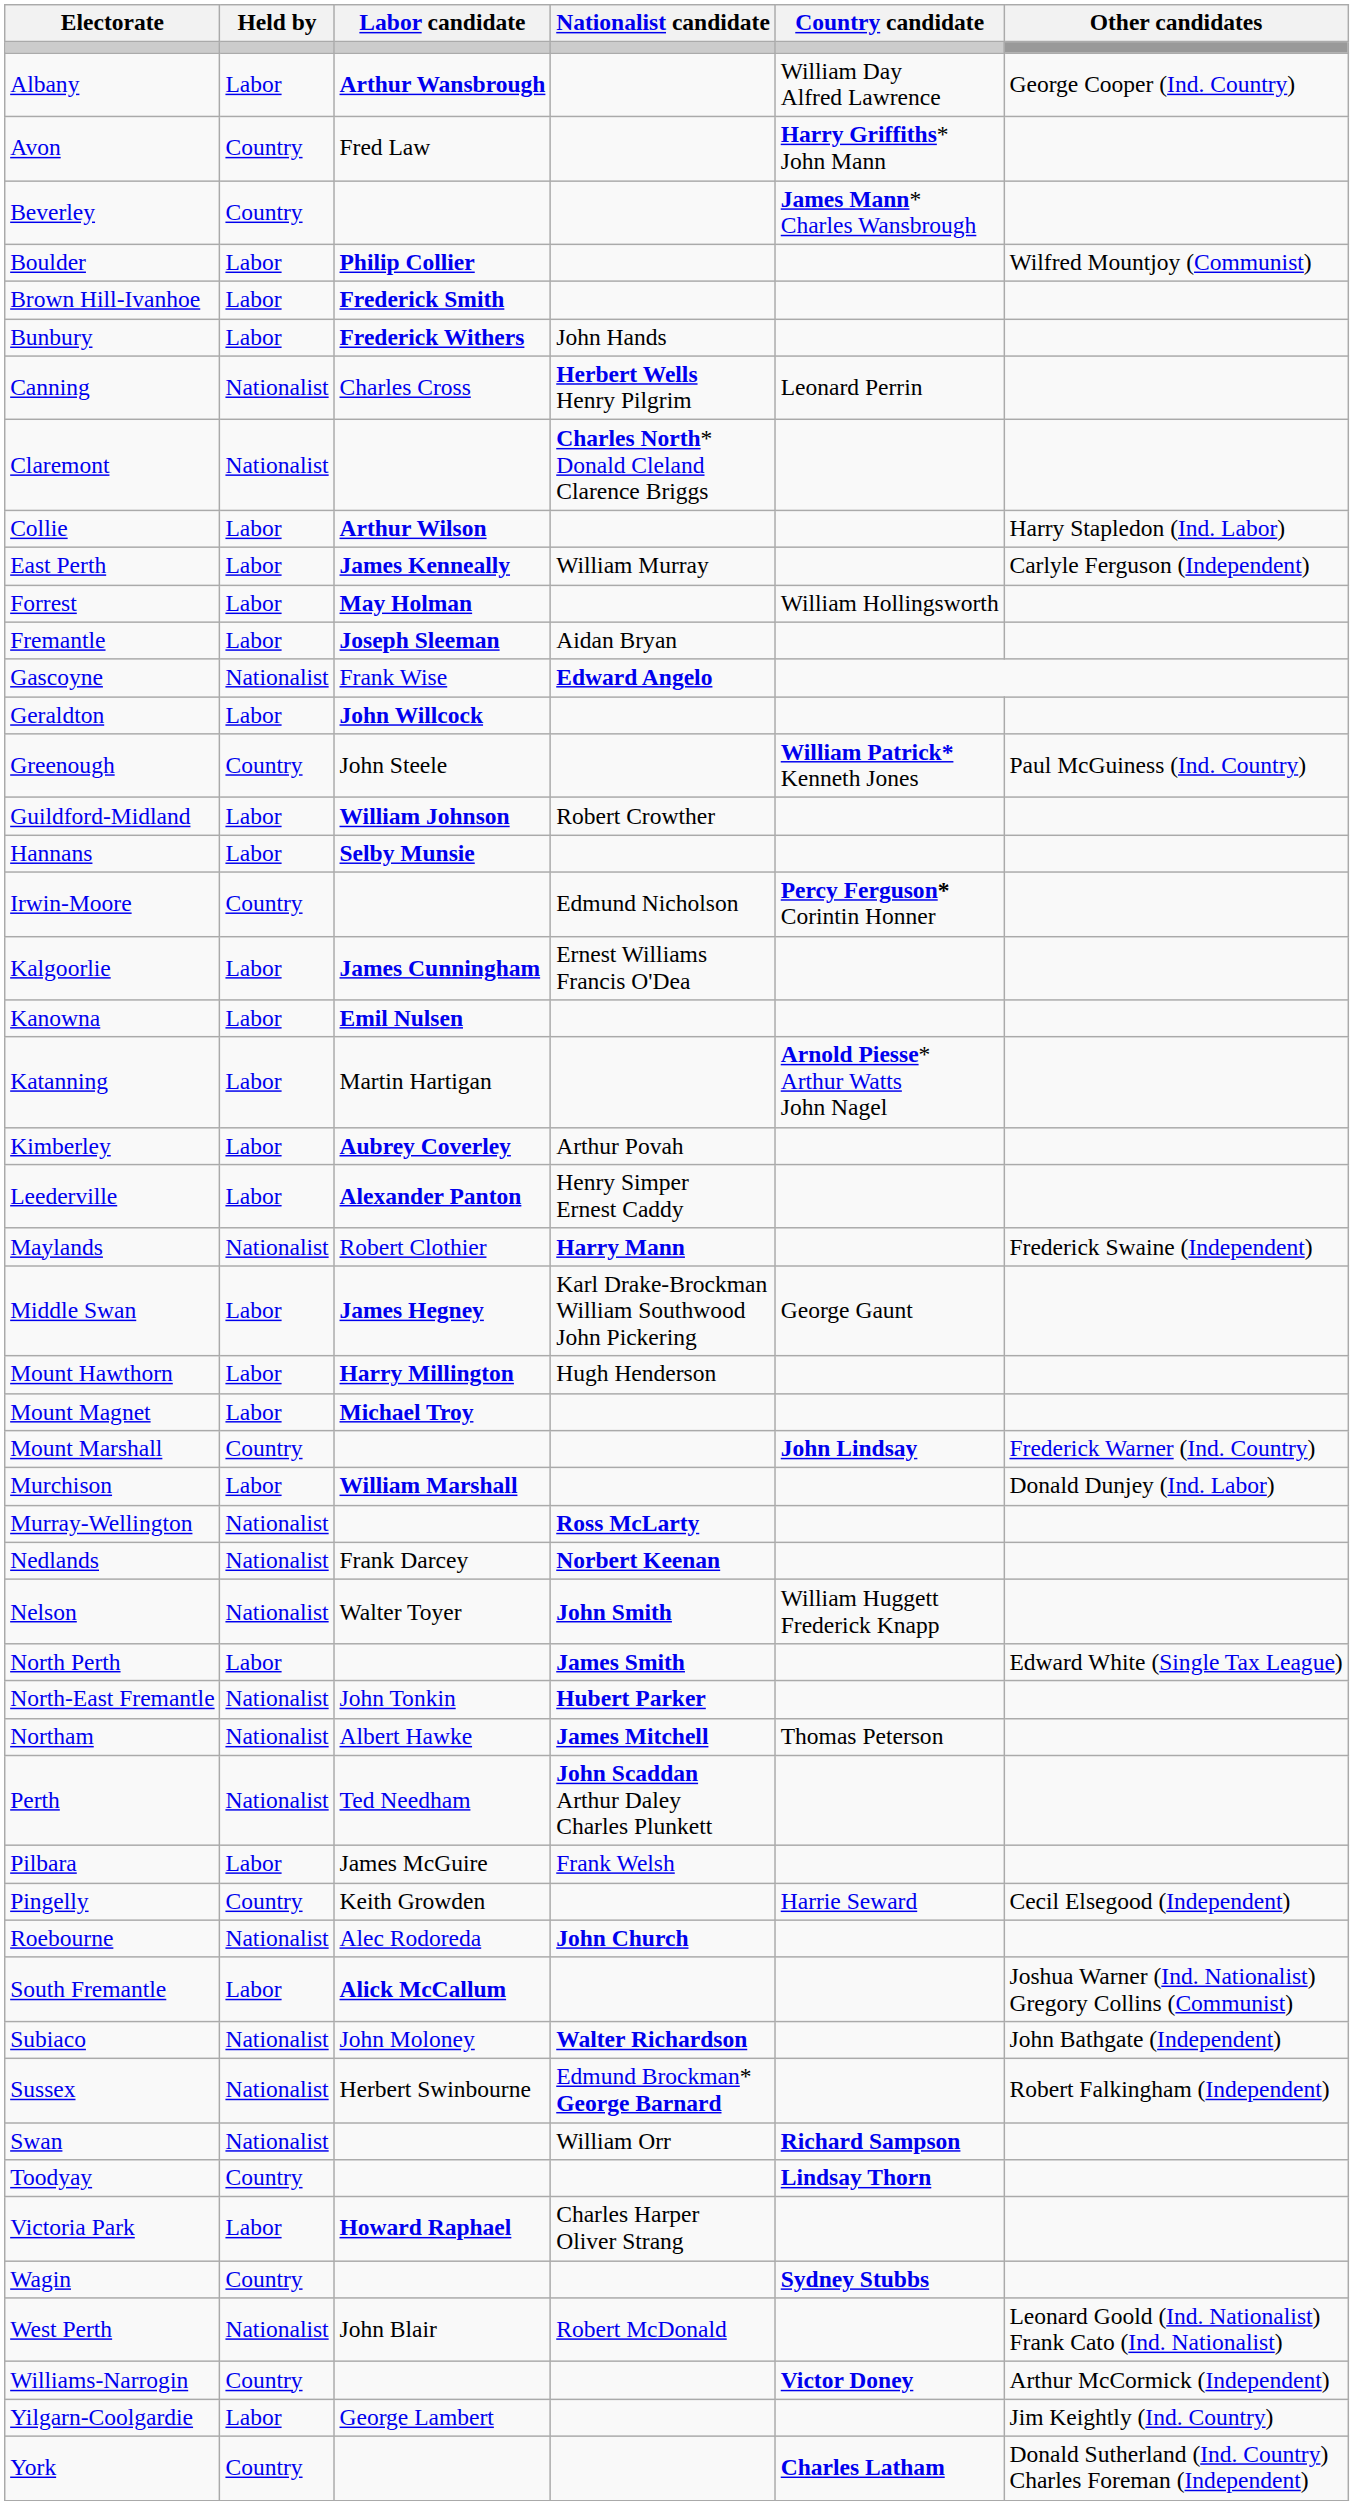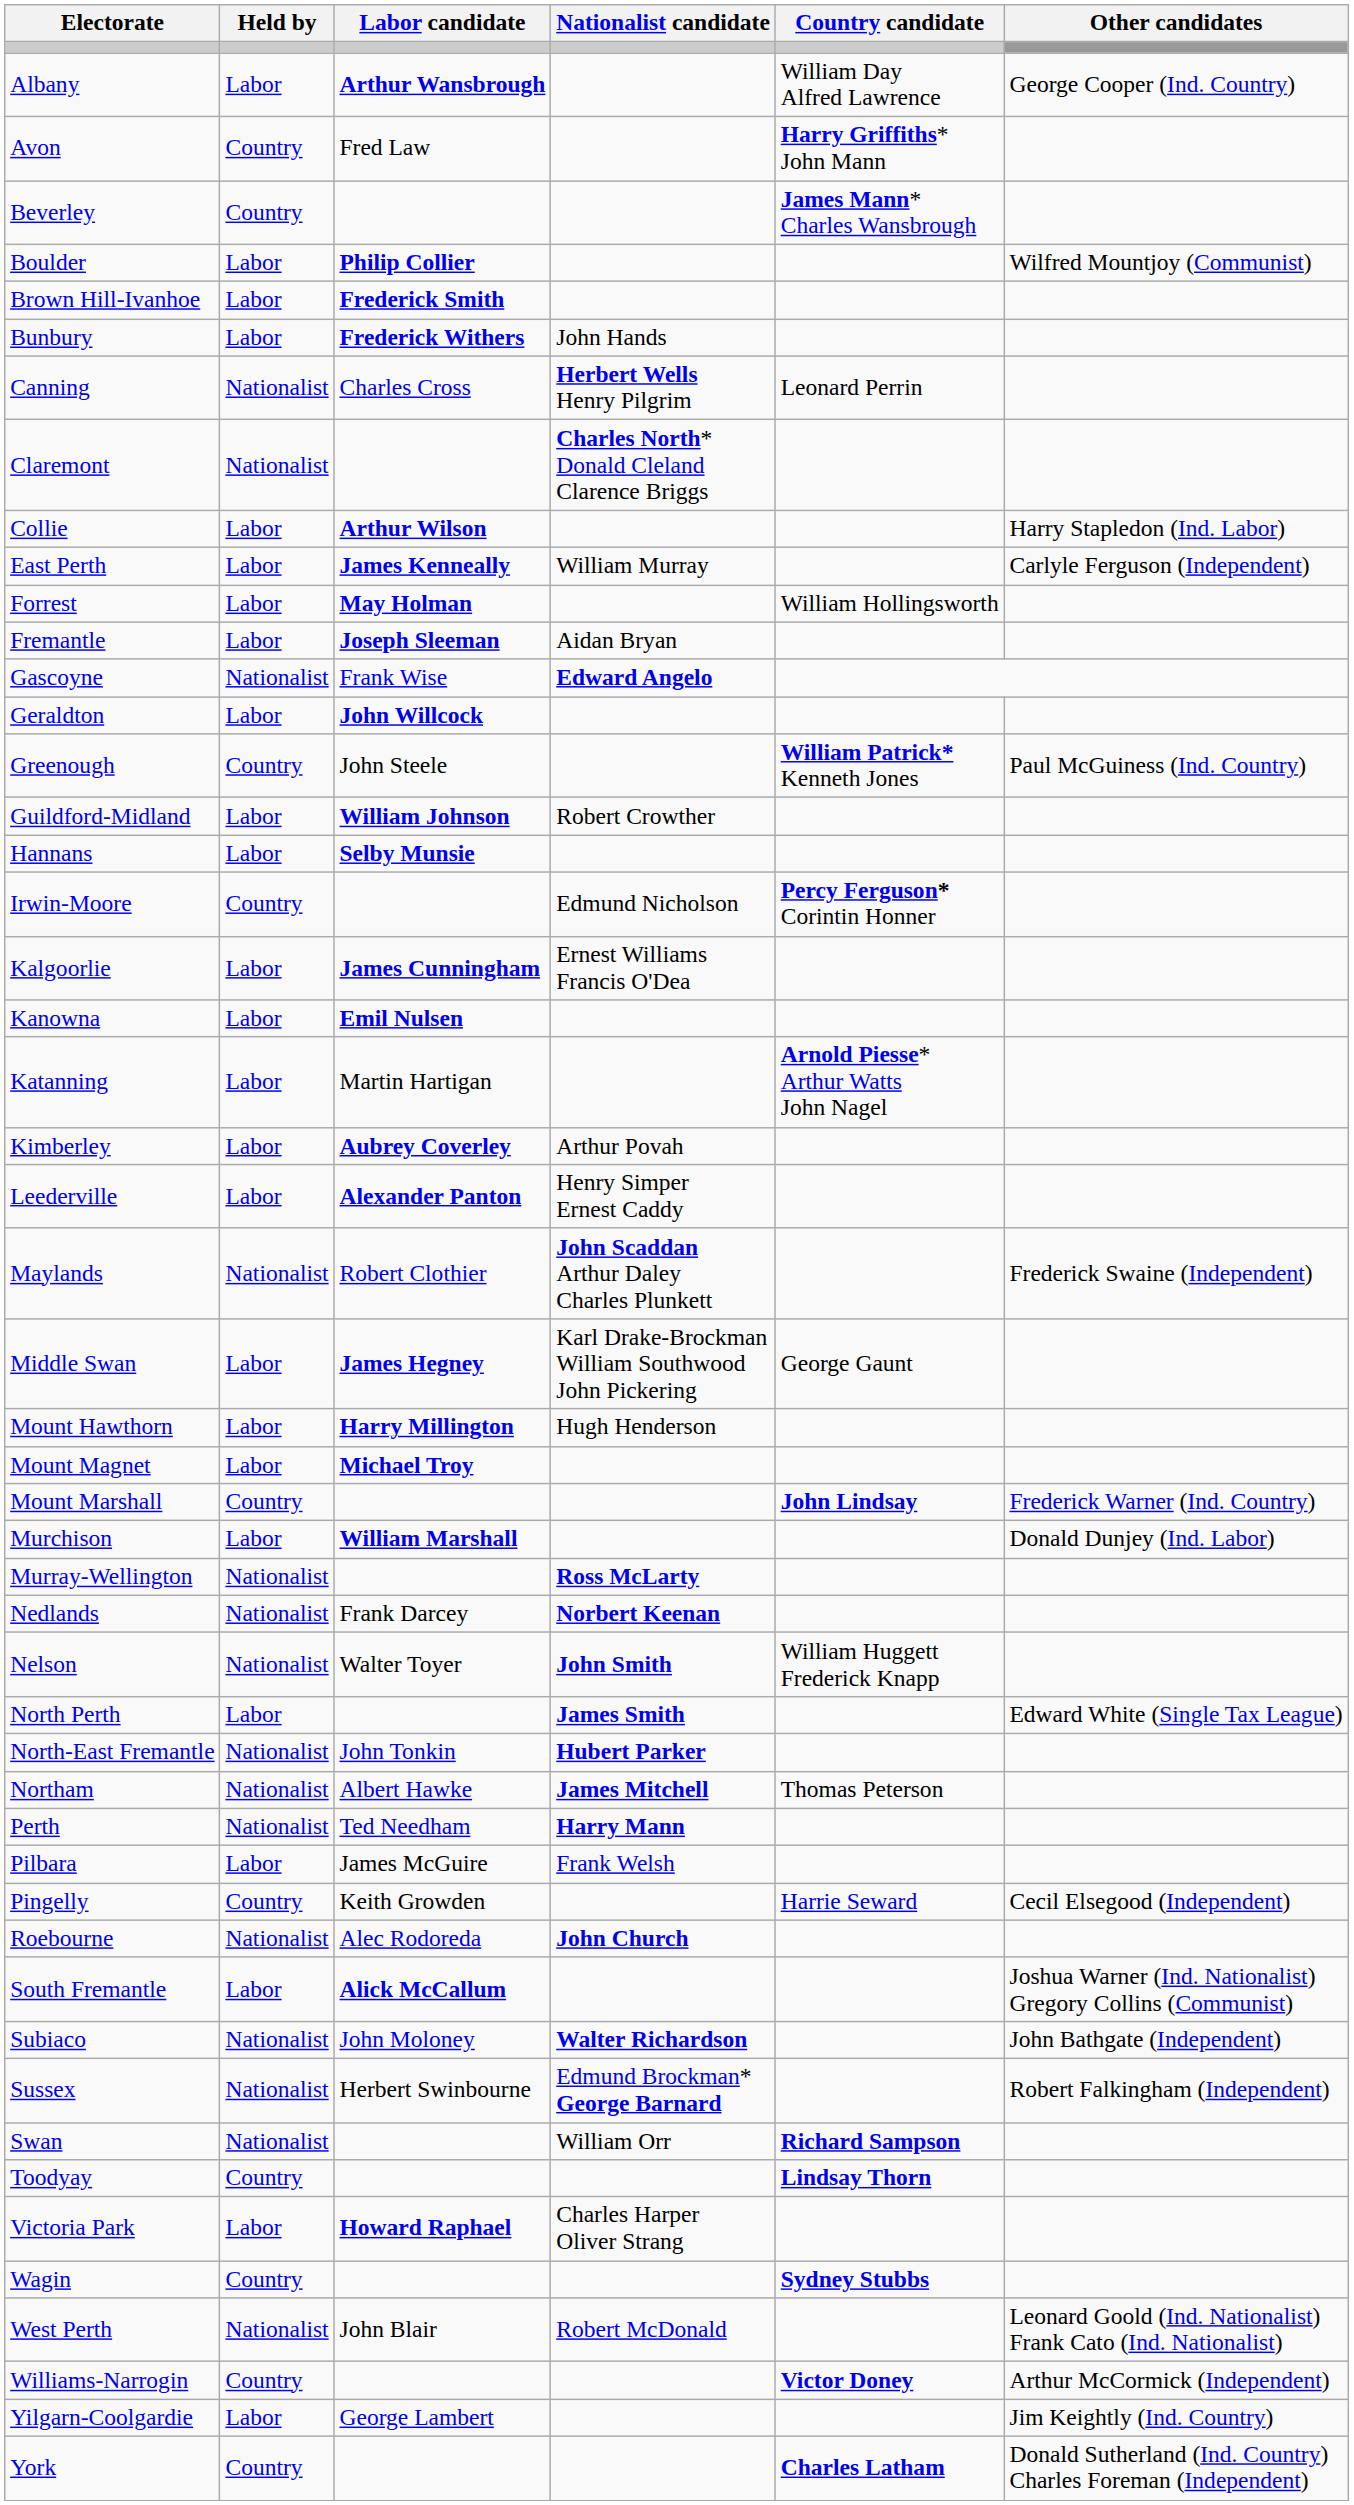(621, 1246) Harry Mann -> (634, 1273) John Scaddan Arthur Daley Charles Plunkett
(634, 1800) John Scaddan Arthur Daley Charles Plunkett -> (621, 1826) Harry Mann
